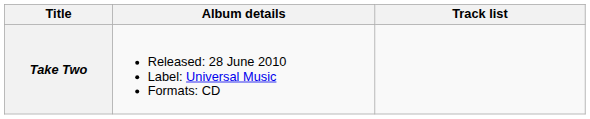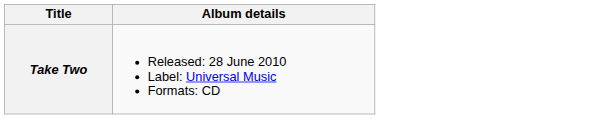- column: (480, 14)
